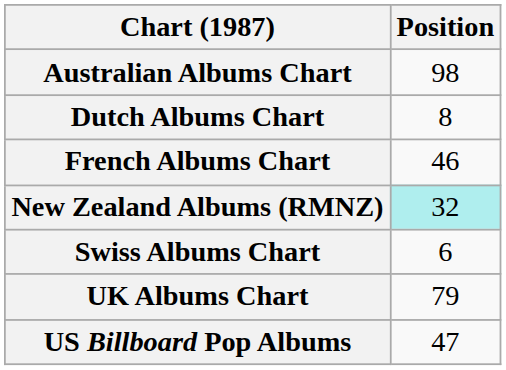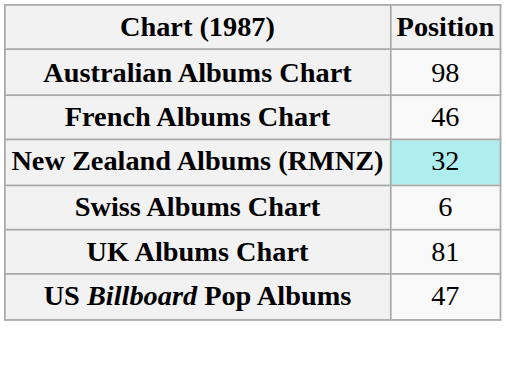- row: (197, 116)
(445, 296) 79 -> (445, 251) 81
